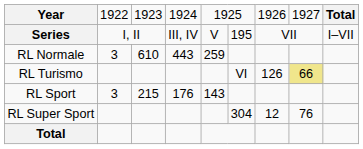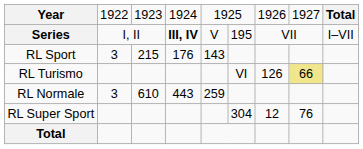(183, 34) normal -> (183, 34) bold
rows swapped: (51, 54) <-> (51, 93)
